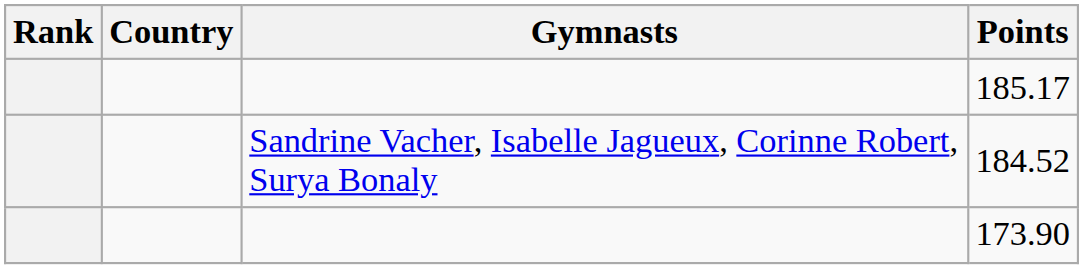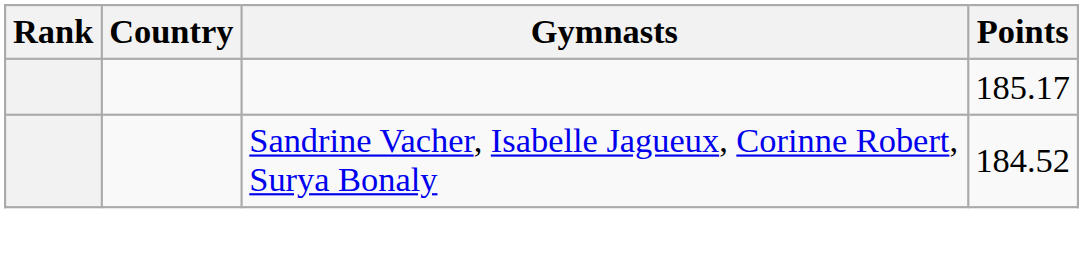- row: (1023, 234)
